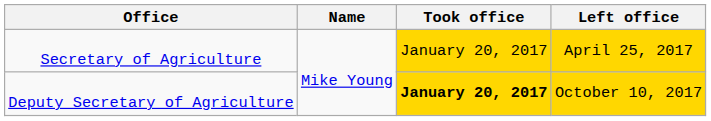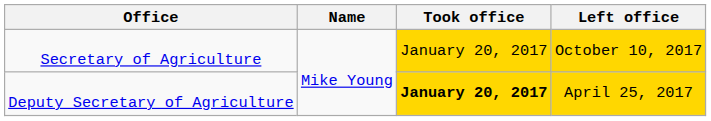(629, 51) April 25, 2017 -> (629, 51) October 10, 2017
(629, 94) October 10, 2017 -> (629, 94) April 25, 2017
